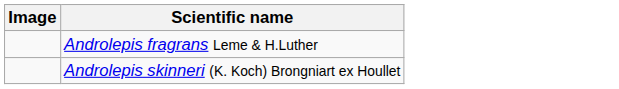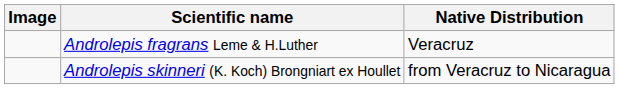+ column: (509, 17)
